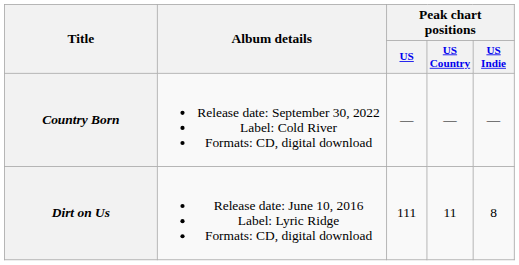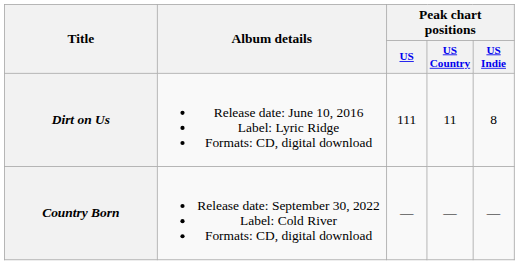rows swapped: (81, 213) <-> (81, 119)
